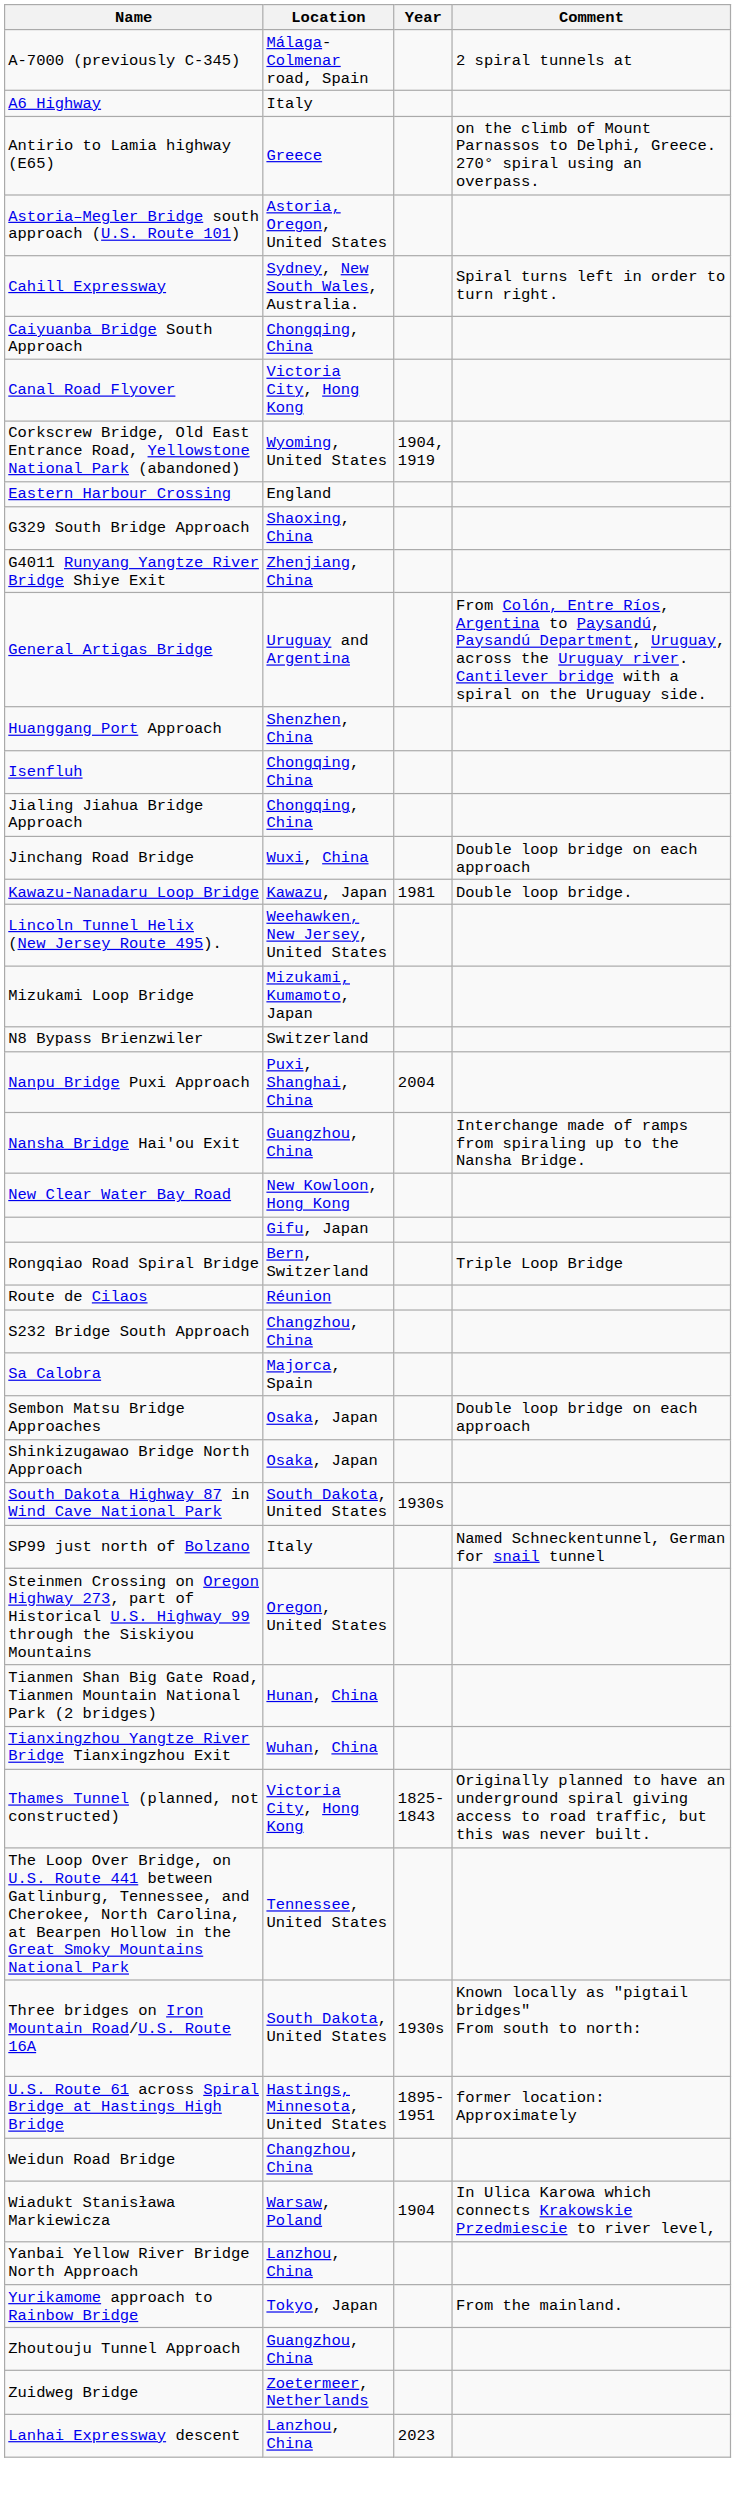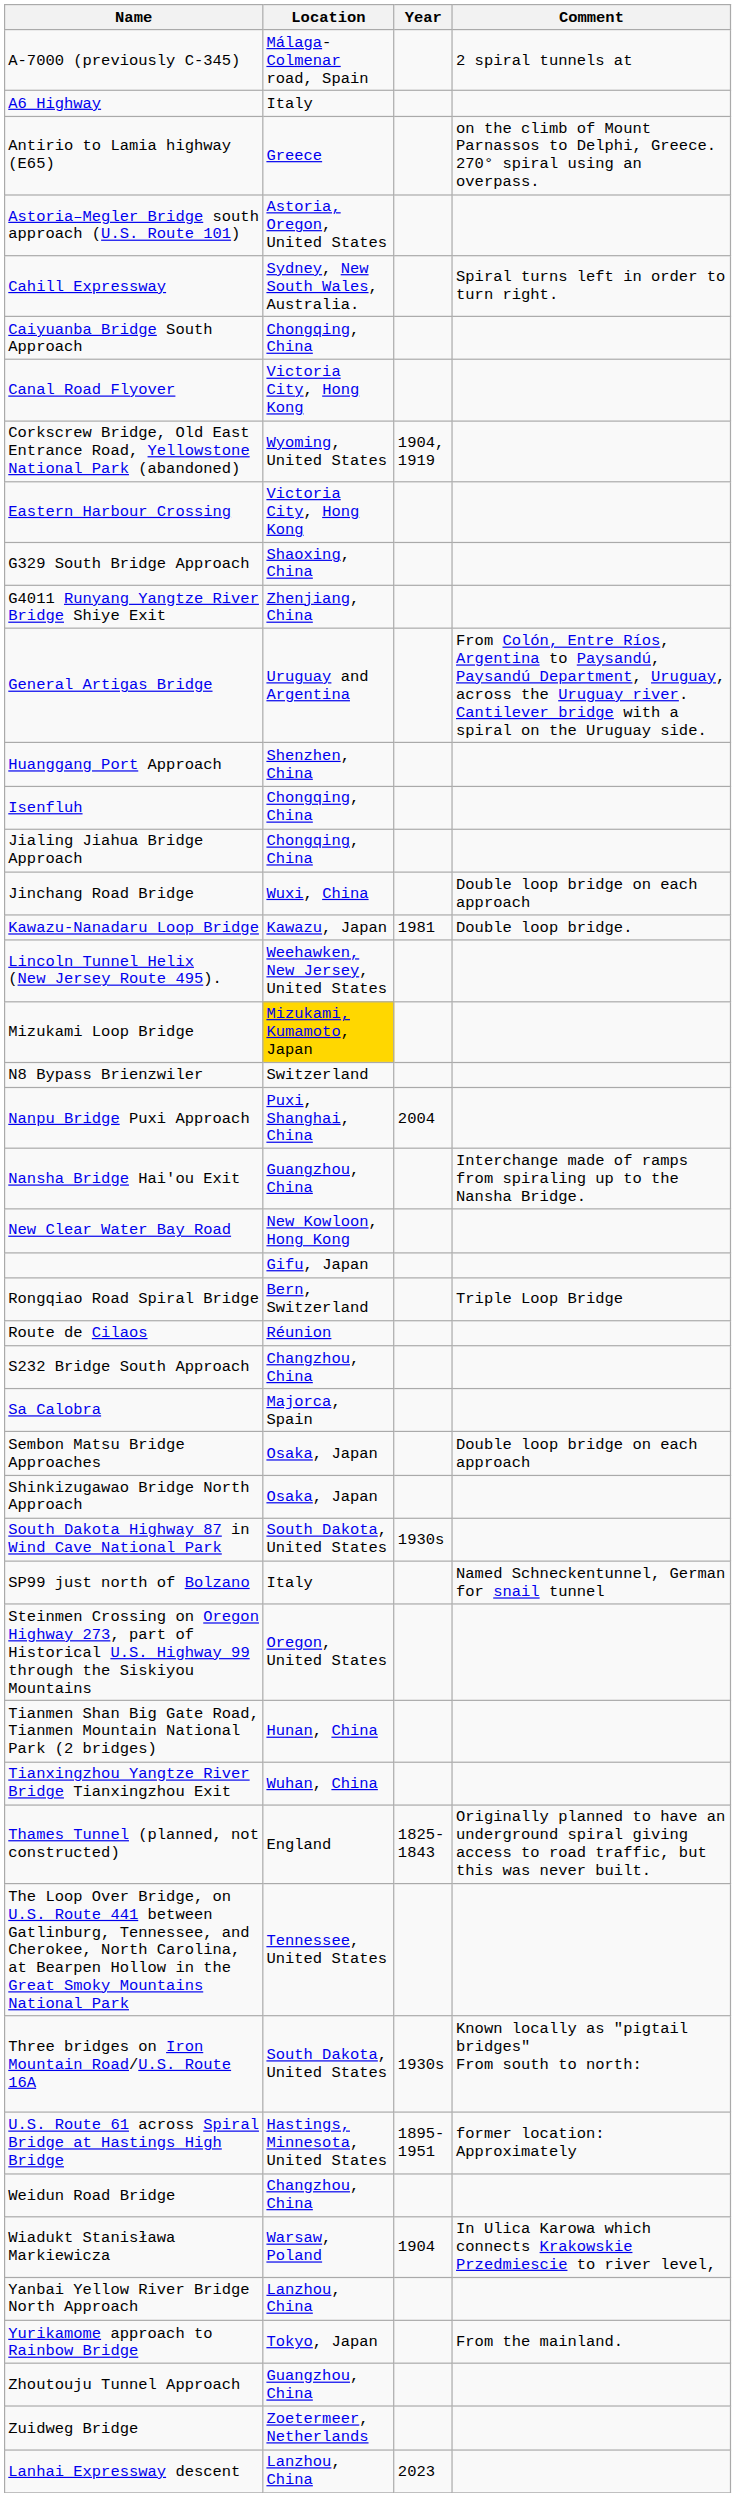(299, 494) England -> (313, 512) Victoria City, Hong Kong
(308, 996) no background -> (308, 1032) gold background
(313, 1808) Victoria City, Hong Kong -> (299, 1844) England
